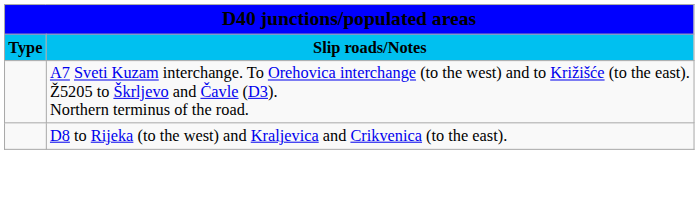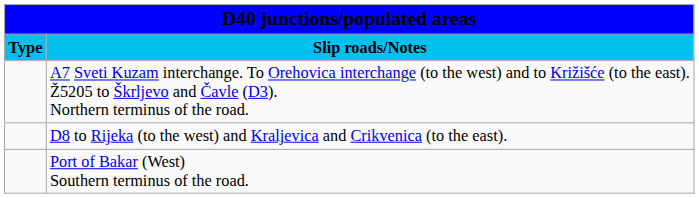+ row: (149, 170)
